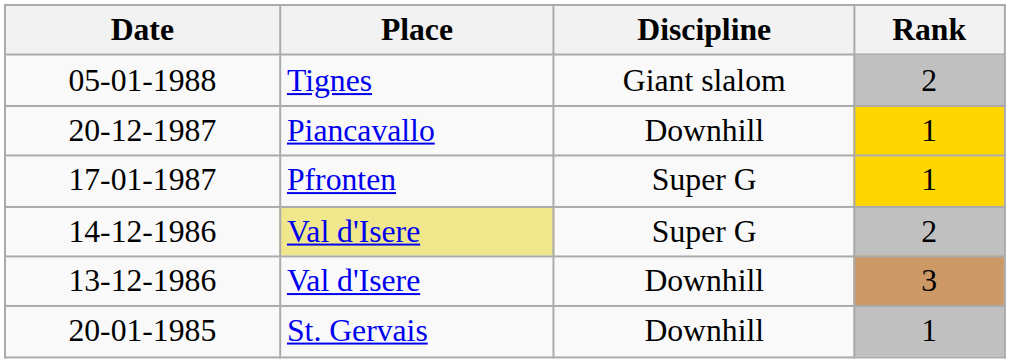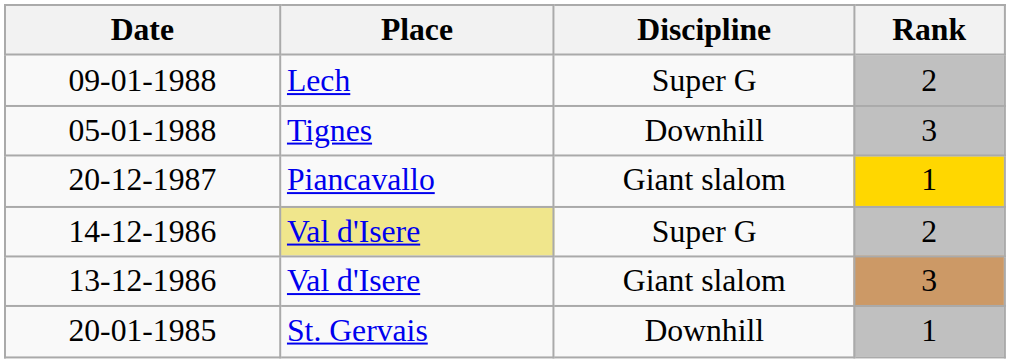+ row: (142, 79)
(704, 79) Giant slalom -> (704, 130) Downhill
(929, 79) 2 -> (929, 130) 3
(704, 130) Downhill -> (704, 180) Giant slalom
- row: (142, 180)
(704, 280) Downhill -> (704, 280) Giant slalom
